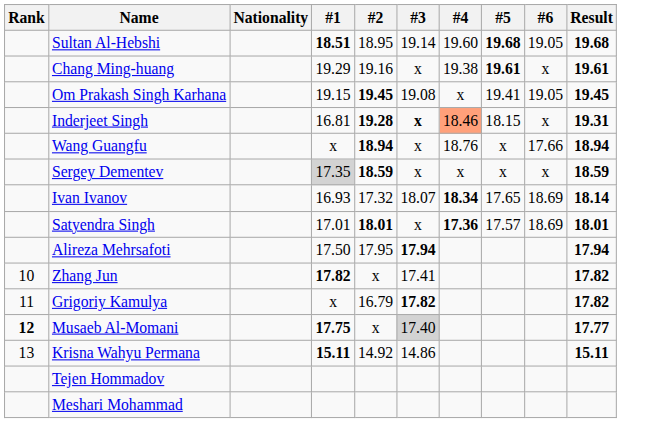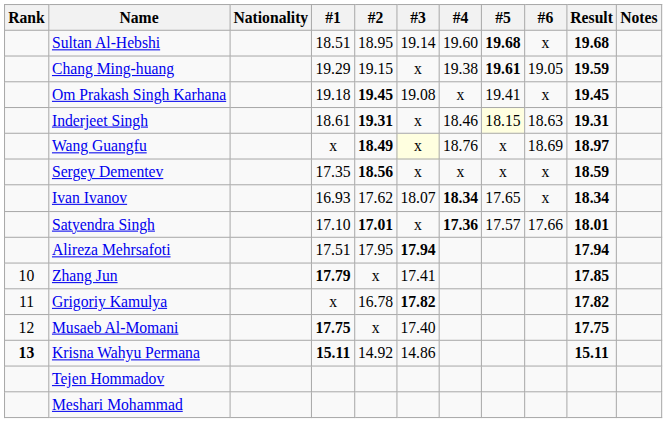+ column: (639, 17)
(333, 43) bold -> (333, 43) normal
(545, 43) 19.05 -> (545, 43) x
(376, 69) 19.16 -> (376, 69) 19.15
(545, 69) x -> (545, 69) 19.05
(592, 69) 19.61 -> (592, 69) 19.59
(333, 95) 19.15 -> (333, 95) 19.18
(545, 95) 19.05 -> (545, 95) x
(333, 120) 16.81 -> (333, 120) 18.61
(376, 120) 19.28 -> (376, 120) 19.31
(418, 120) bold -> (418, 120) normal
(460, 120) lightsalmon background -> (460, 120) no background
(503, 120) no background -> (503, 120) lightyellow background
(545, 120) x -> (545, 120) 18.63
(376, 146) 18.94 -> (376, 146) 18.49
(418, 146) no background -> (418, 146) lightyellow background
(545, 146) 17.66 -> (545, 146) 18.69
(592, 146) 18.94 -> (592, 146) 18.97
(333, 172) lightgrey background -> (333, 172) no background
(376, 172) 18.59 -> (376, 172) 18.56
(376, 198) 17.32 -> (376, 198) 17.62
(545, 198) 18.69 -> (545, 198) x
(592, 198) 18.14 -> (592, 198) 18.34
(333, 224) 17.01 -> (333, 224) 17.10
(376, 224) 18.01 -> (376, 224) 17.01
(545, 224) 18.69 -> (545, 224) 17.66
(333, 249) 17.50 -> (333, 249) 17.51
(333, 275) 17.82 -> (333, 275) 17.79
(592, 275) 17.82 -> (592, 275) 17.85
(376, 301) 16.79 -> (376, 301) 16.78
(26, 327) bold -> (26, 327) normal
(418, 327) lightgrey background -> (418, 327) no background
(592, 327) 17.77 -> (592, 327) 17.75
(26, 353) normal -> (26, 353) bold
